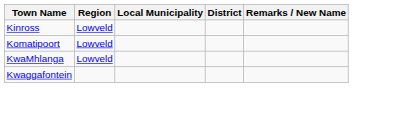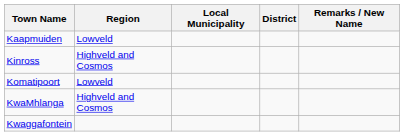+ row: (34, 39)
(95, 28) Lowveld -> (105, 60) Highveld and Cosmos
(95, 59) Lowveld -> (105, 103) Highveld and Cosmos
